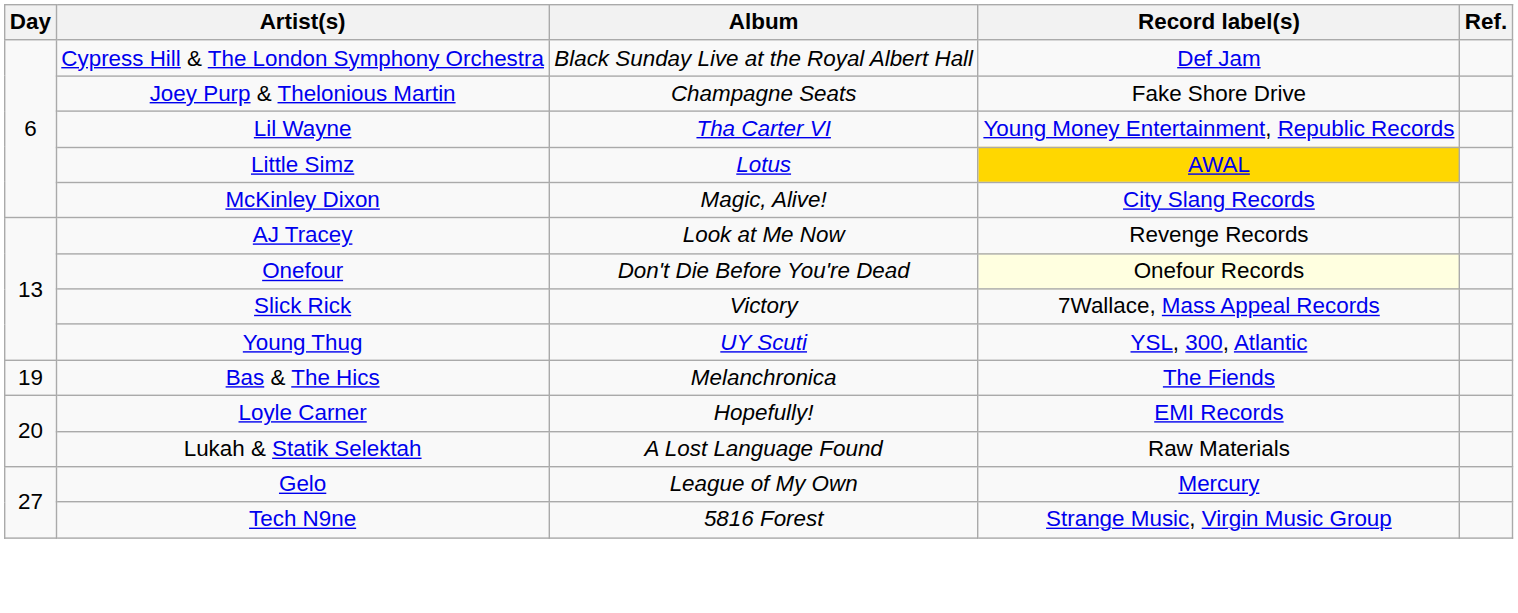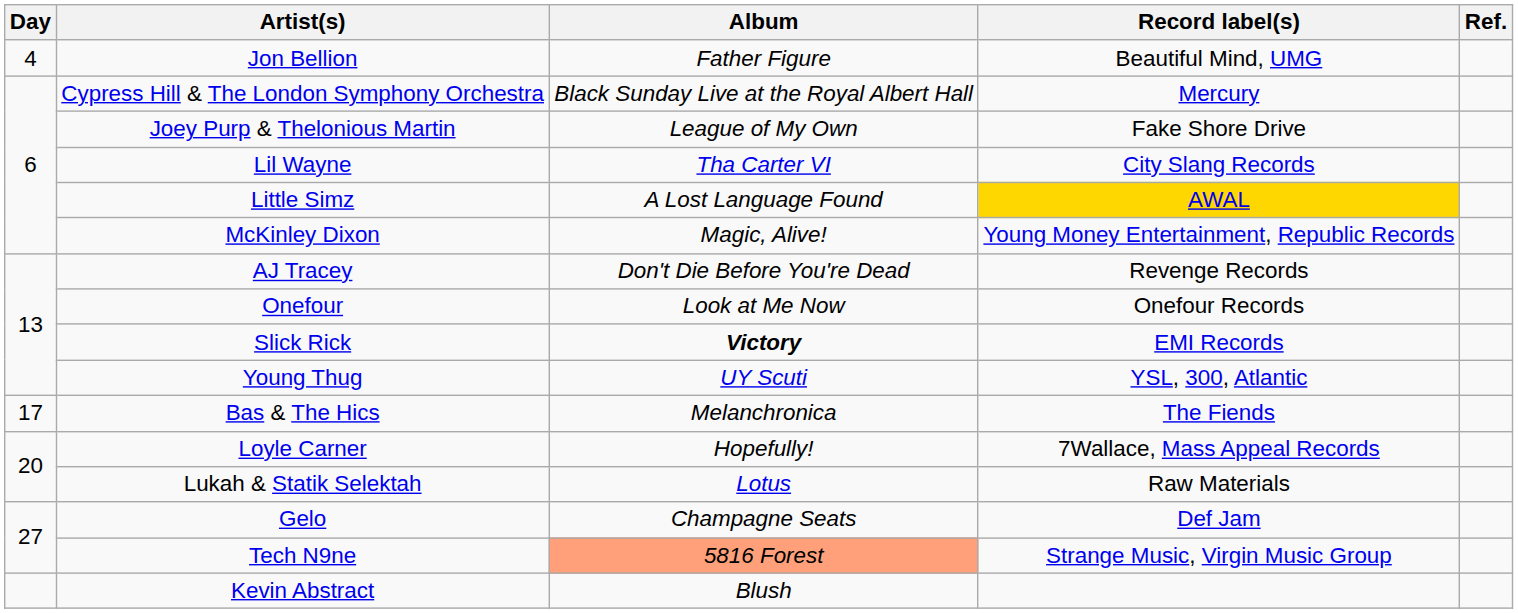+ row: (303, 57)
(1219, 57) Def Jam -> (1219, 93) Mercury
(764, 93) Champagne Seats -> (764, 128) League of My Own
(1219, 128) Young Money Entertainment, Republic Records -> (1219, 164) City Slang Records
(764, 164) Lotus -> (764, 199) A Lost Language Found
(1219, 199) City Slang Records -> (1219, 235) Young Money Entertainment, Republic Records
(764, 235) Look at Me Now -> (764, 270) Don't Die Before You're Dead
(764, 270) Don't Die Before You're Dead -> (764, 306) Look at Me Now
(1219, 270) lightyellow background -> (1219, 306) no background
(764, 306) normal -> (764, 341) bold
(1219, 306) 7Wallace, Mass Appeal Records -> (1219, 341) EMI Records
(30, 377) 19 -> (30, 413) 17
(1219, 413) EMI Records -> (1219, 448) 7Wallace, Mass Appeal Records
(764, 448) A Lost Language Found -> (764, 484) Lotus
(764, 484) League of My Own -> (764, 519) Champagne Seats
(1219, 484) Mercury -> (1219, 519) Def Jam
(764, 519) no background -> (764, 555) lightsalmon background
+ row: (303, 590)
